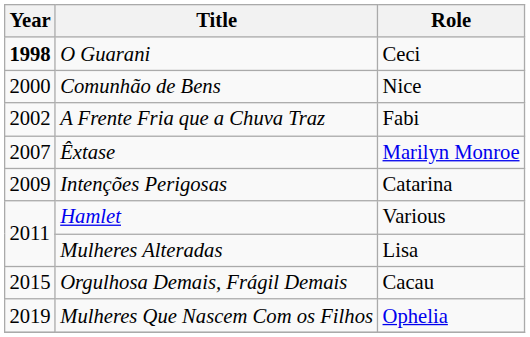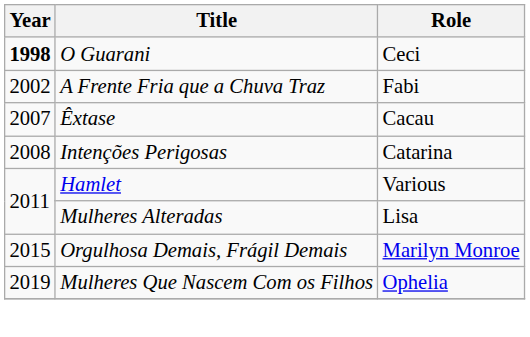- row: (140, 86)
(451, 151) Marilyn Monroe -> (408, 119) Cacau
(30, 184) 2009 -> (30, 151) 2008
(408, 282) Cacau -> (451, 250) Marilyn Monroe
